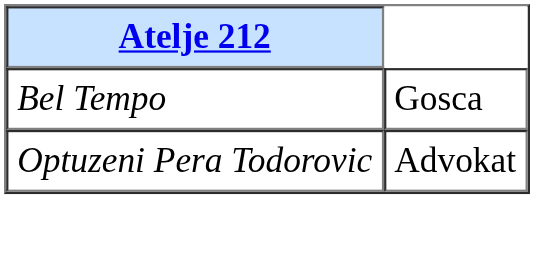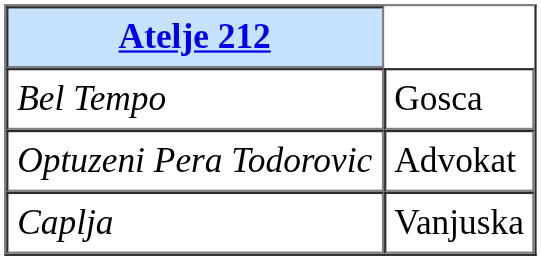+ row: (65, 222)
